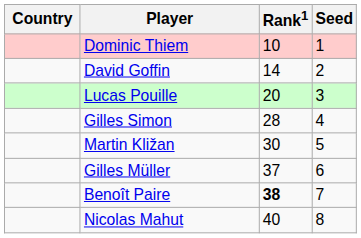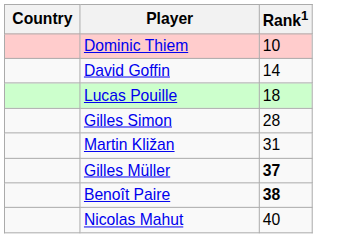- column: (334, 19)
(271, 95) 20 -> (271, 95) 18
(271, 145) 30 -> (271, 145) 31
(271, 170) normal -> (271, 170) bold
